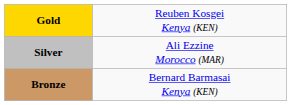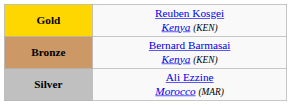rows swapped: (48, 52) <-> (48, 84)
